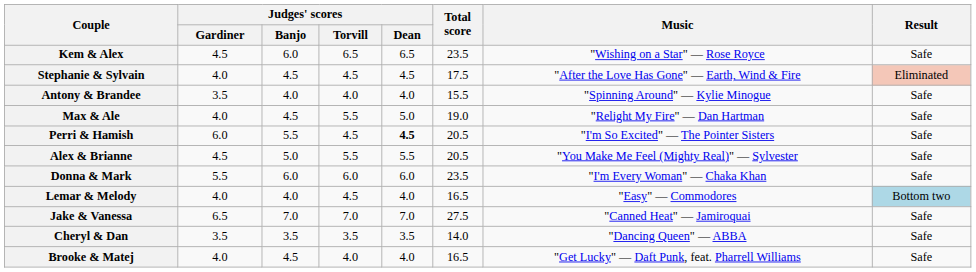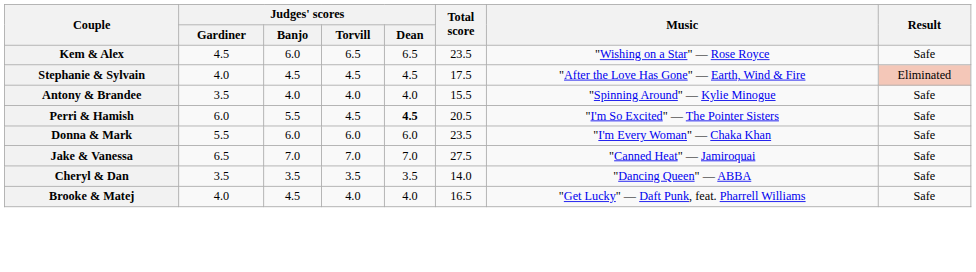- row: (91, 115)
- row: (91, 156)
- row: (91, 196)
